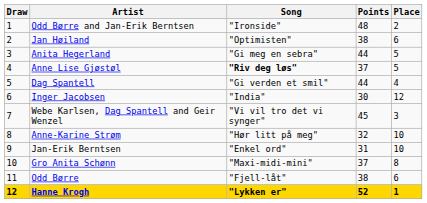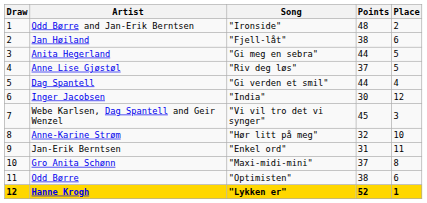(260, 40) "Optimisten" -> (258, 40) "Fjell-låt"
(263, 68) bold -> (263, 68) normal
(399, 149) 10 -> (399, 149) 11
(258, 178) "Fjell-låt" -> (260, 178) "Optimisten"
